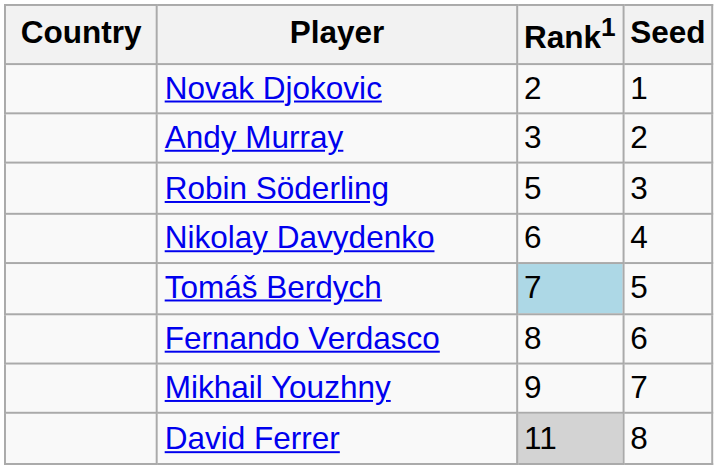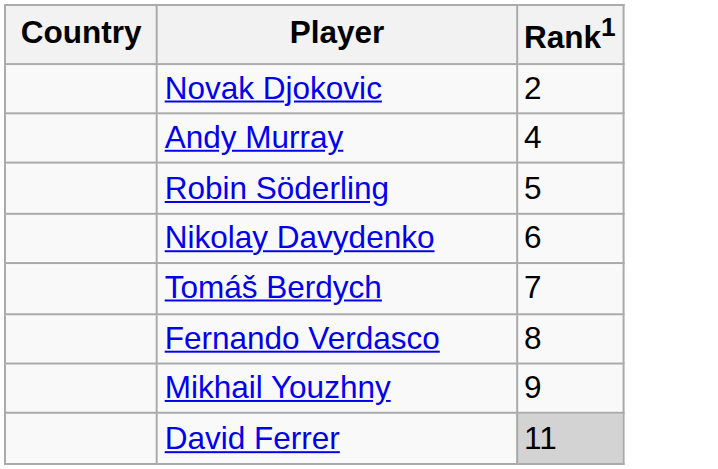- column: (668, 33)
(533, 137) 3 -> (533, 137) 4
(533, 287) lightblue background -> (533, 287) no background
